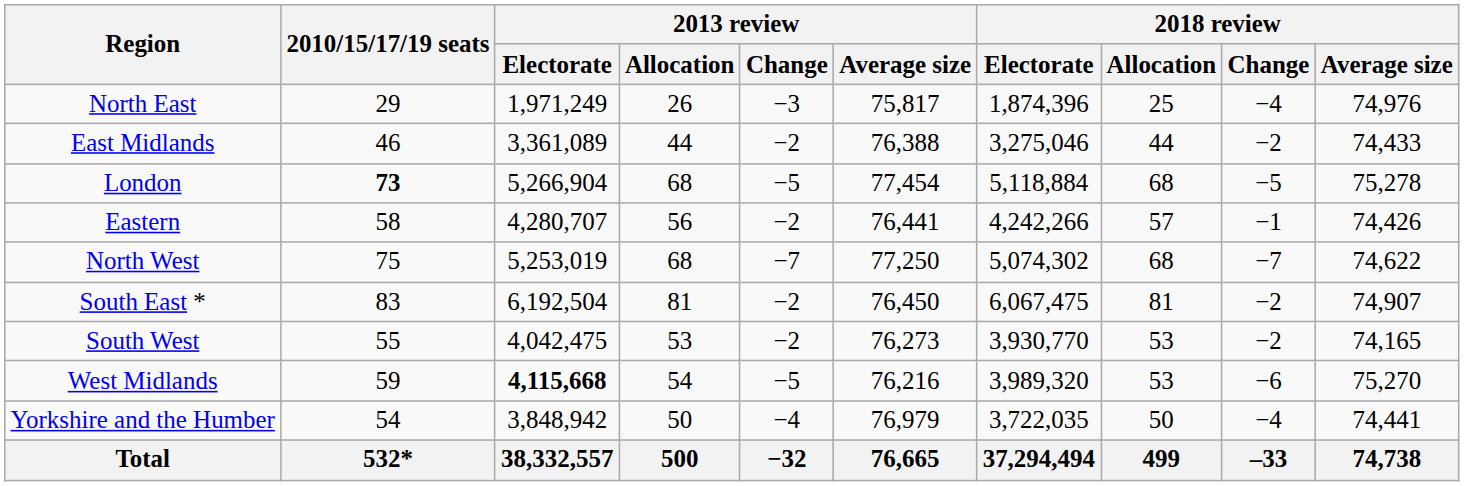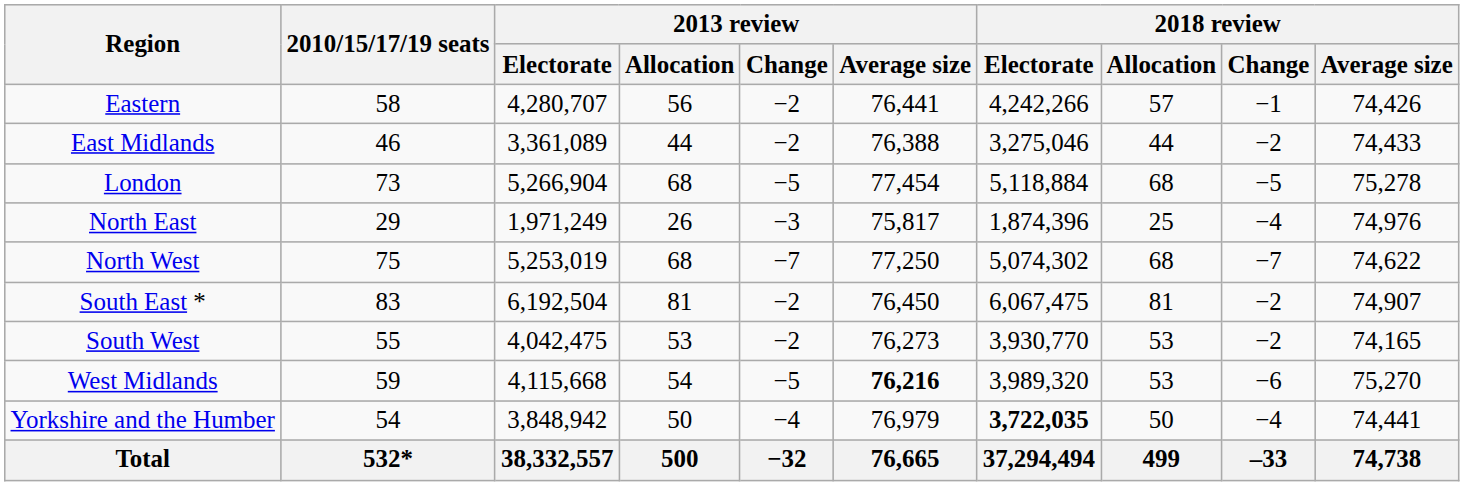rows swapped: (143, 222) <-> (143, 103)
(388, 182) bold -> (388, 182) normal
(557, 380) bold -> (557, 380) normal
(905, 380) normal -> (905, 380) bold
(1039, 420) normal -> (1039, 420) bold
